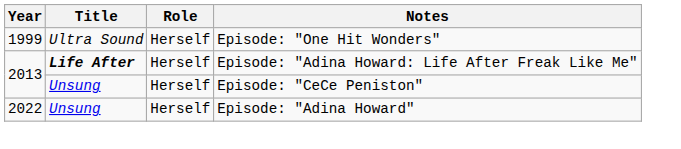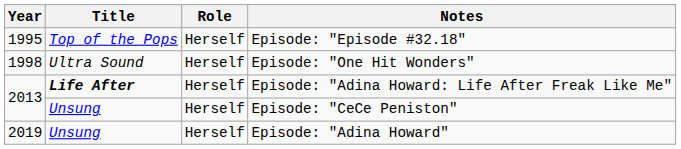+ row: (359, 40)
(25, 40) 1999 -> (25, 63) 1998
(25, 109) 2022 -> (25, 133) 2019
